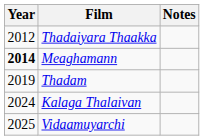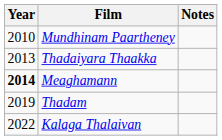+ row: (108, 37)
(21, 37) 2012 -> (21, 59) 2013
(21, 102) 2024 -> (21, 124) 2022
- row: (83, 124)
